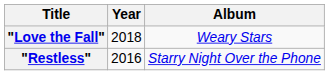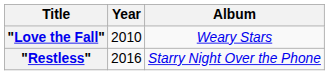(126, 37) 2018 -> (126, 37) 2010
